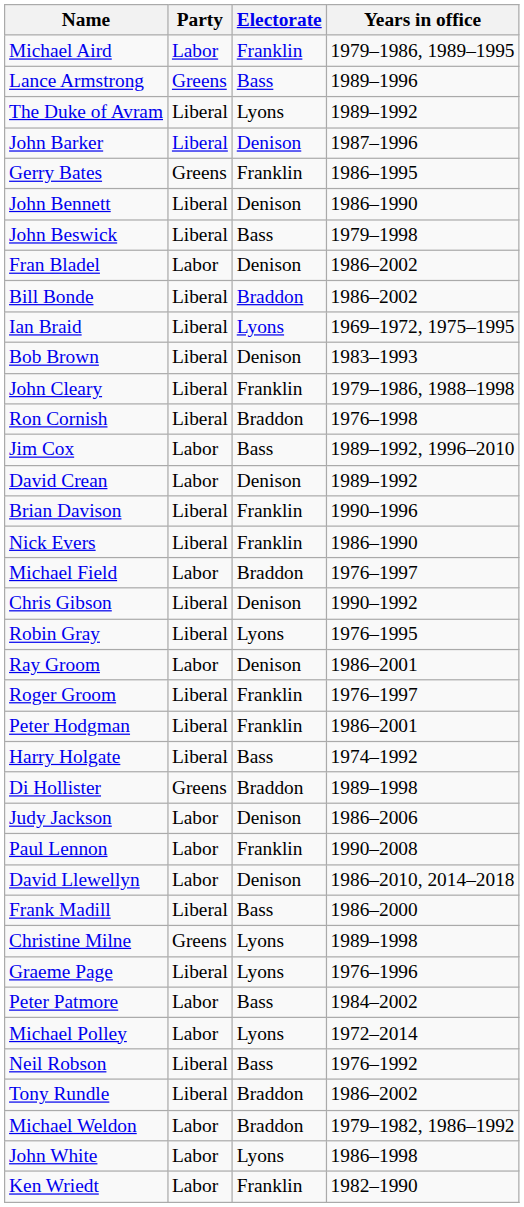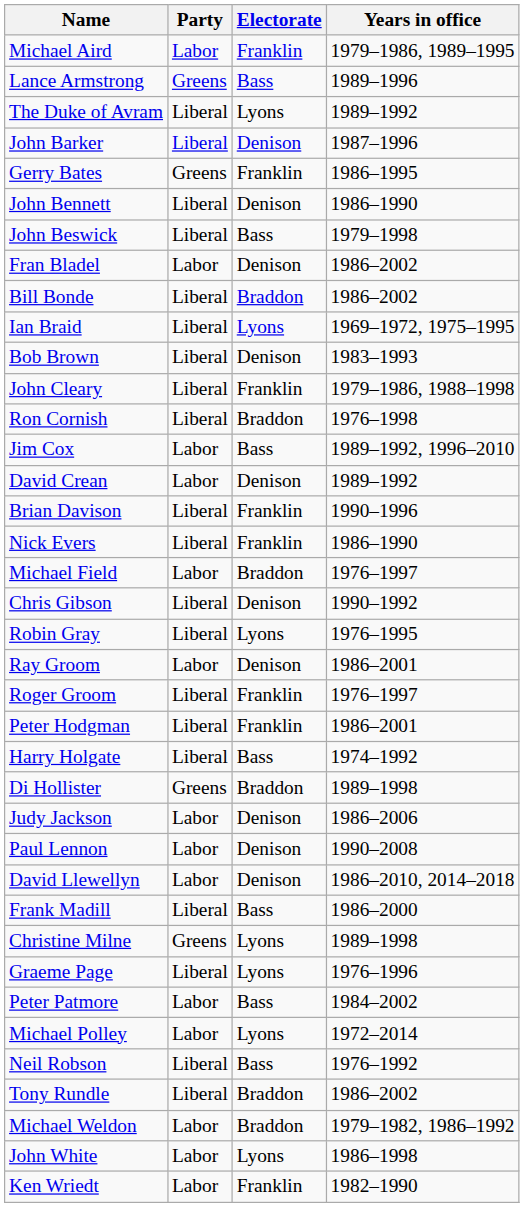(270, 848) Franklin -> (269, 848) Denison
